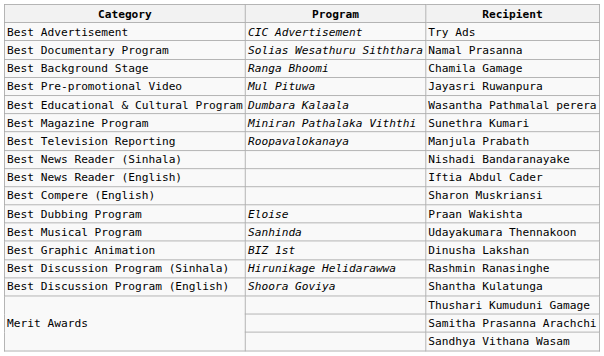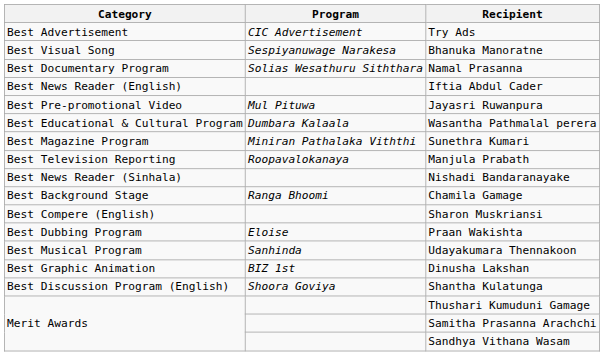+ row: (486, 50)
rows swapped: (475, 68) <-> (486, 178)
- row: (489, 269)
